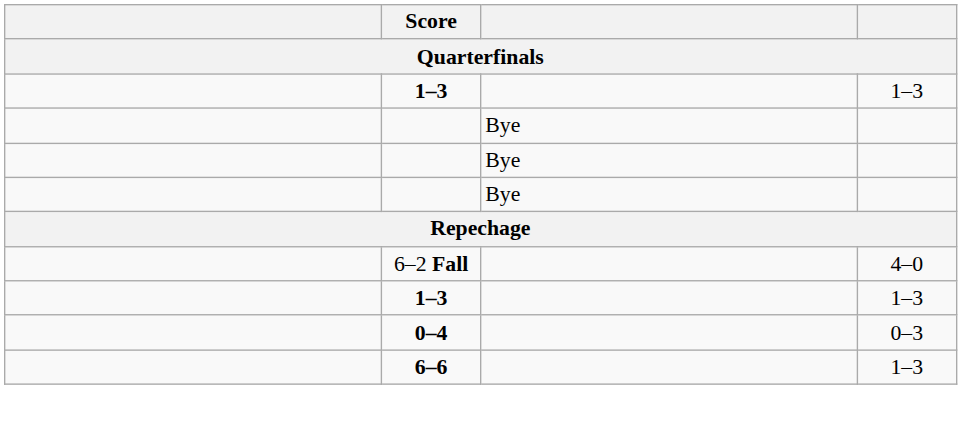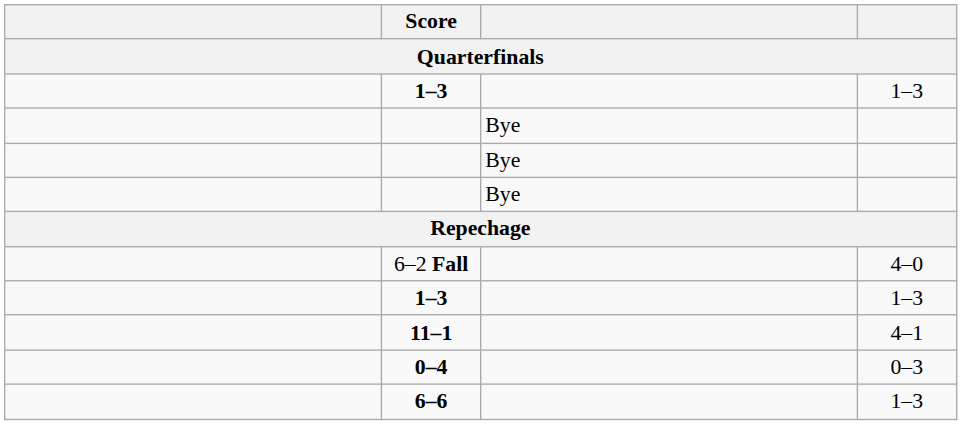+ row: (431, 332)
